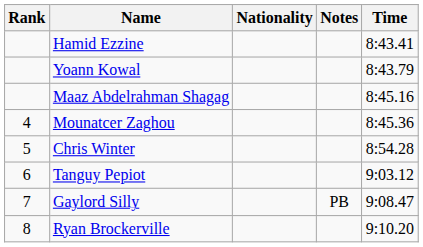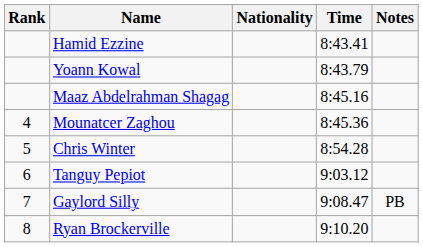columns swapped: (390, 17) <-> (339, 17)
